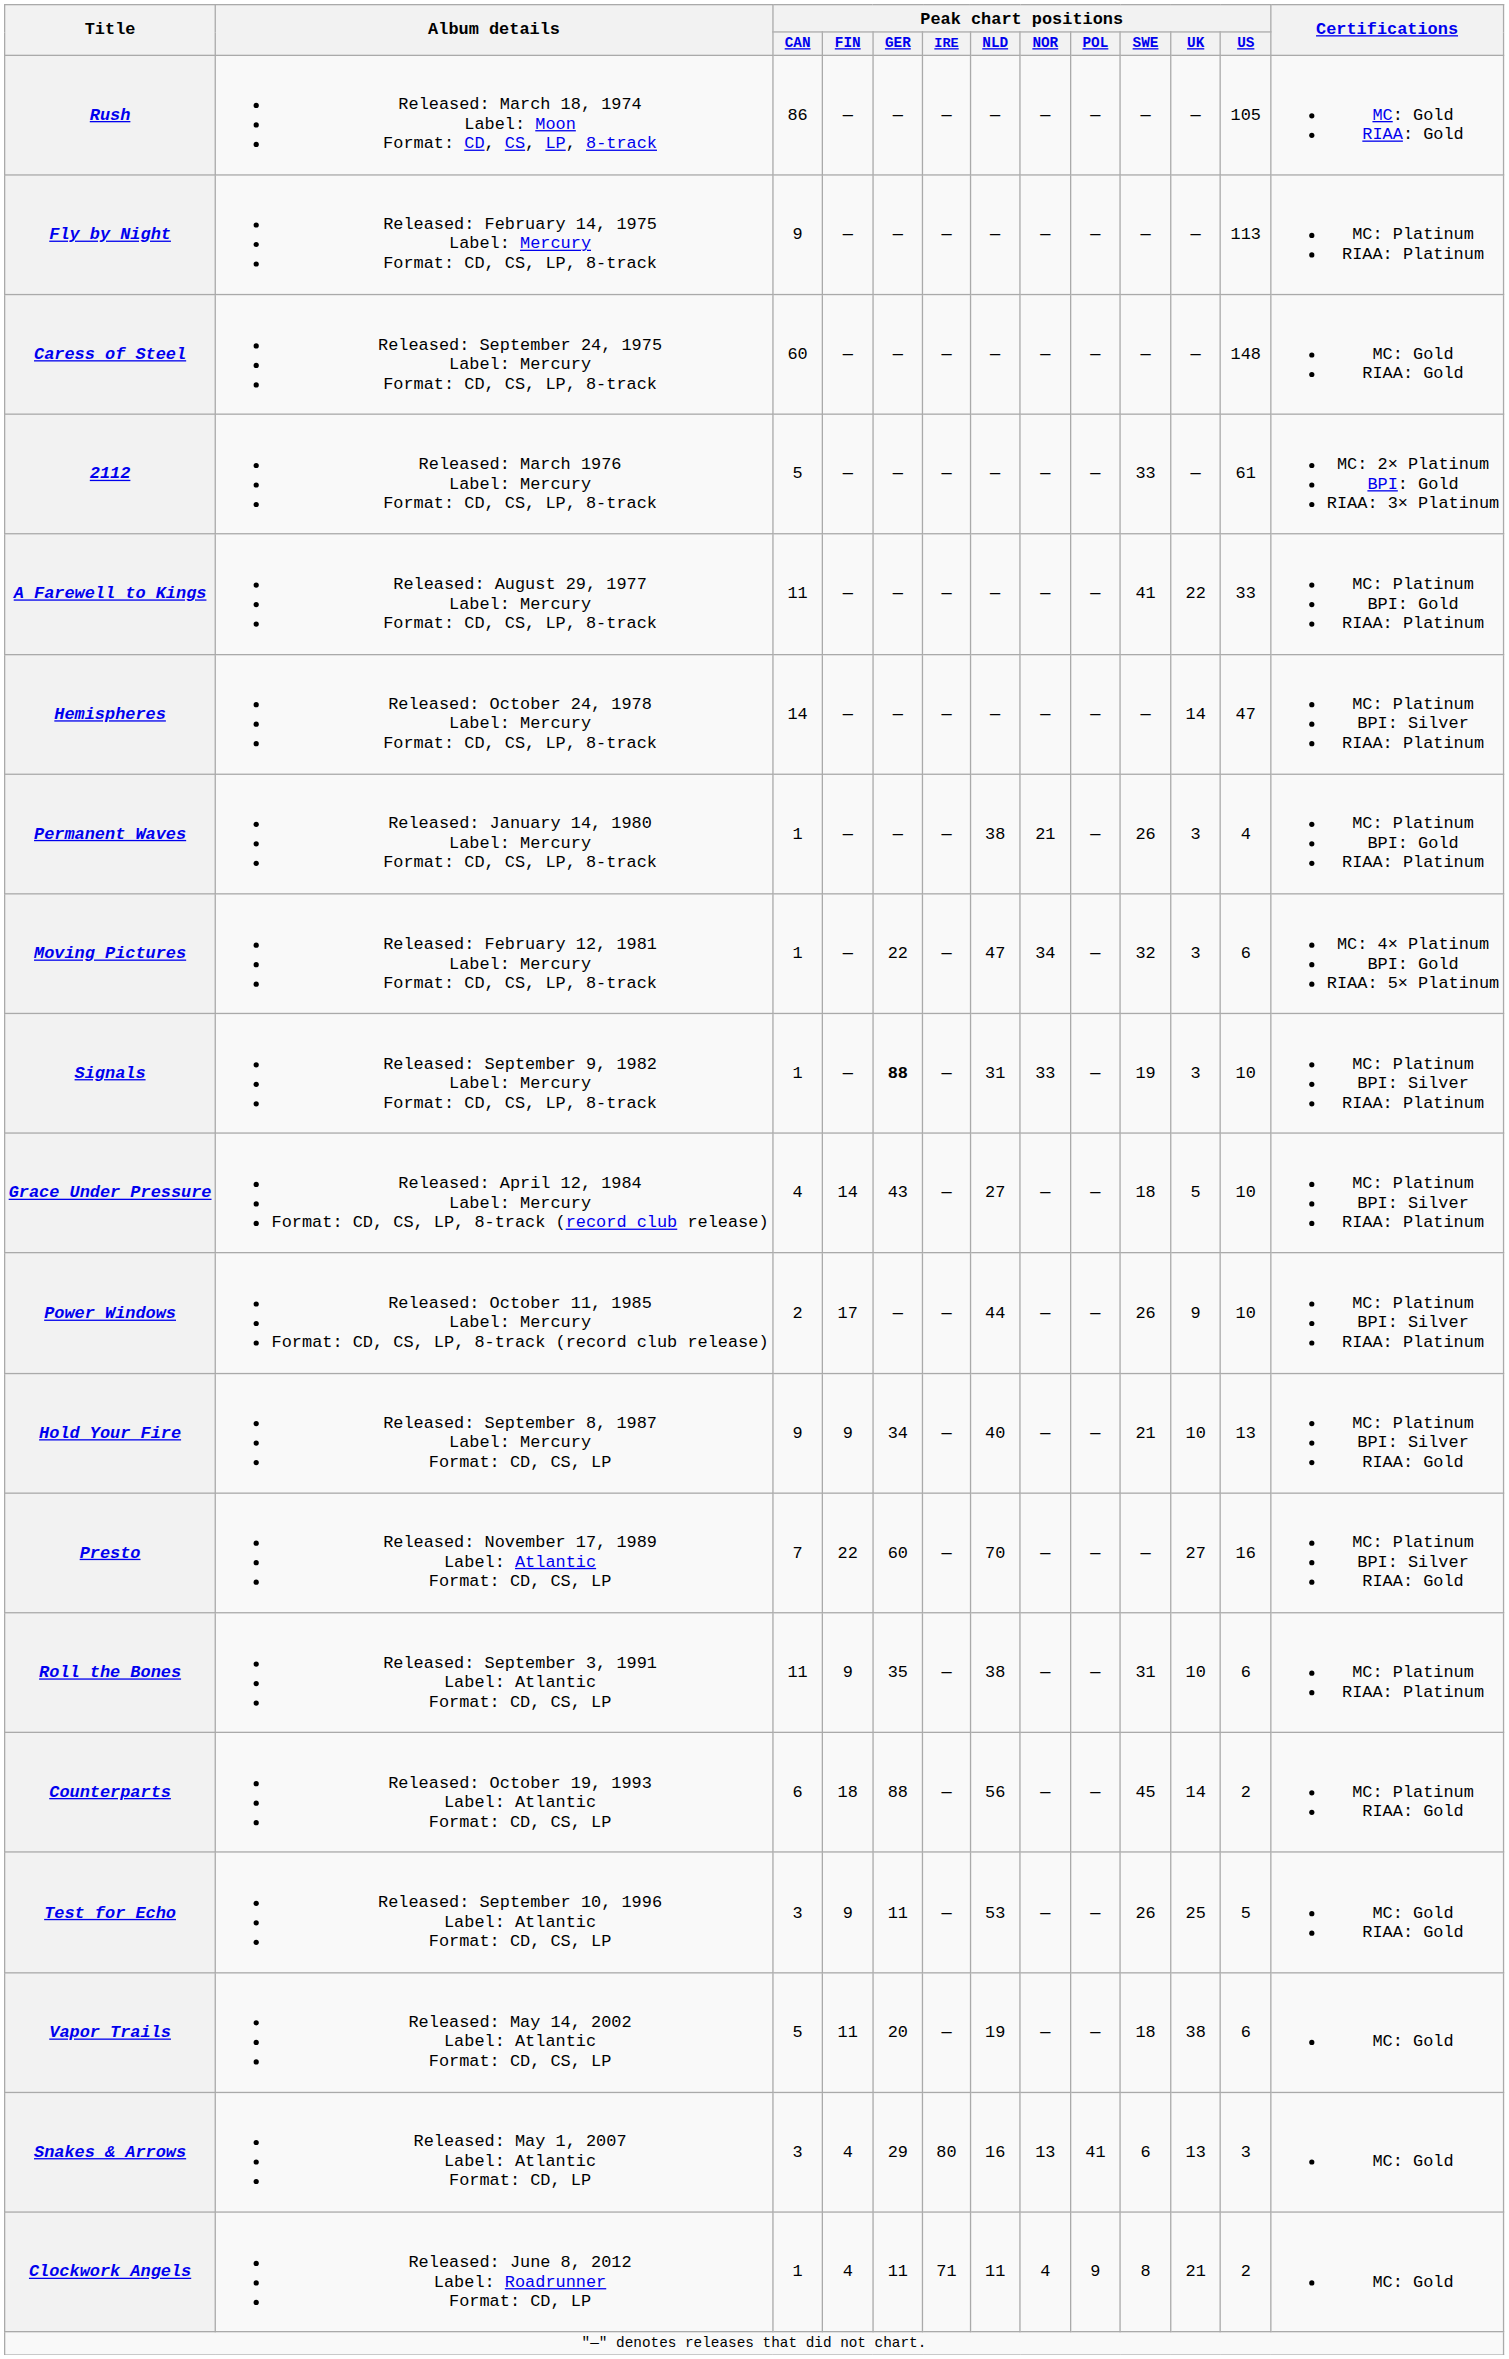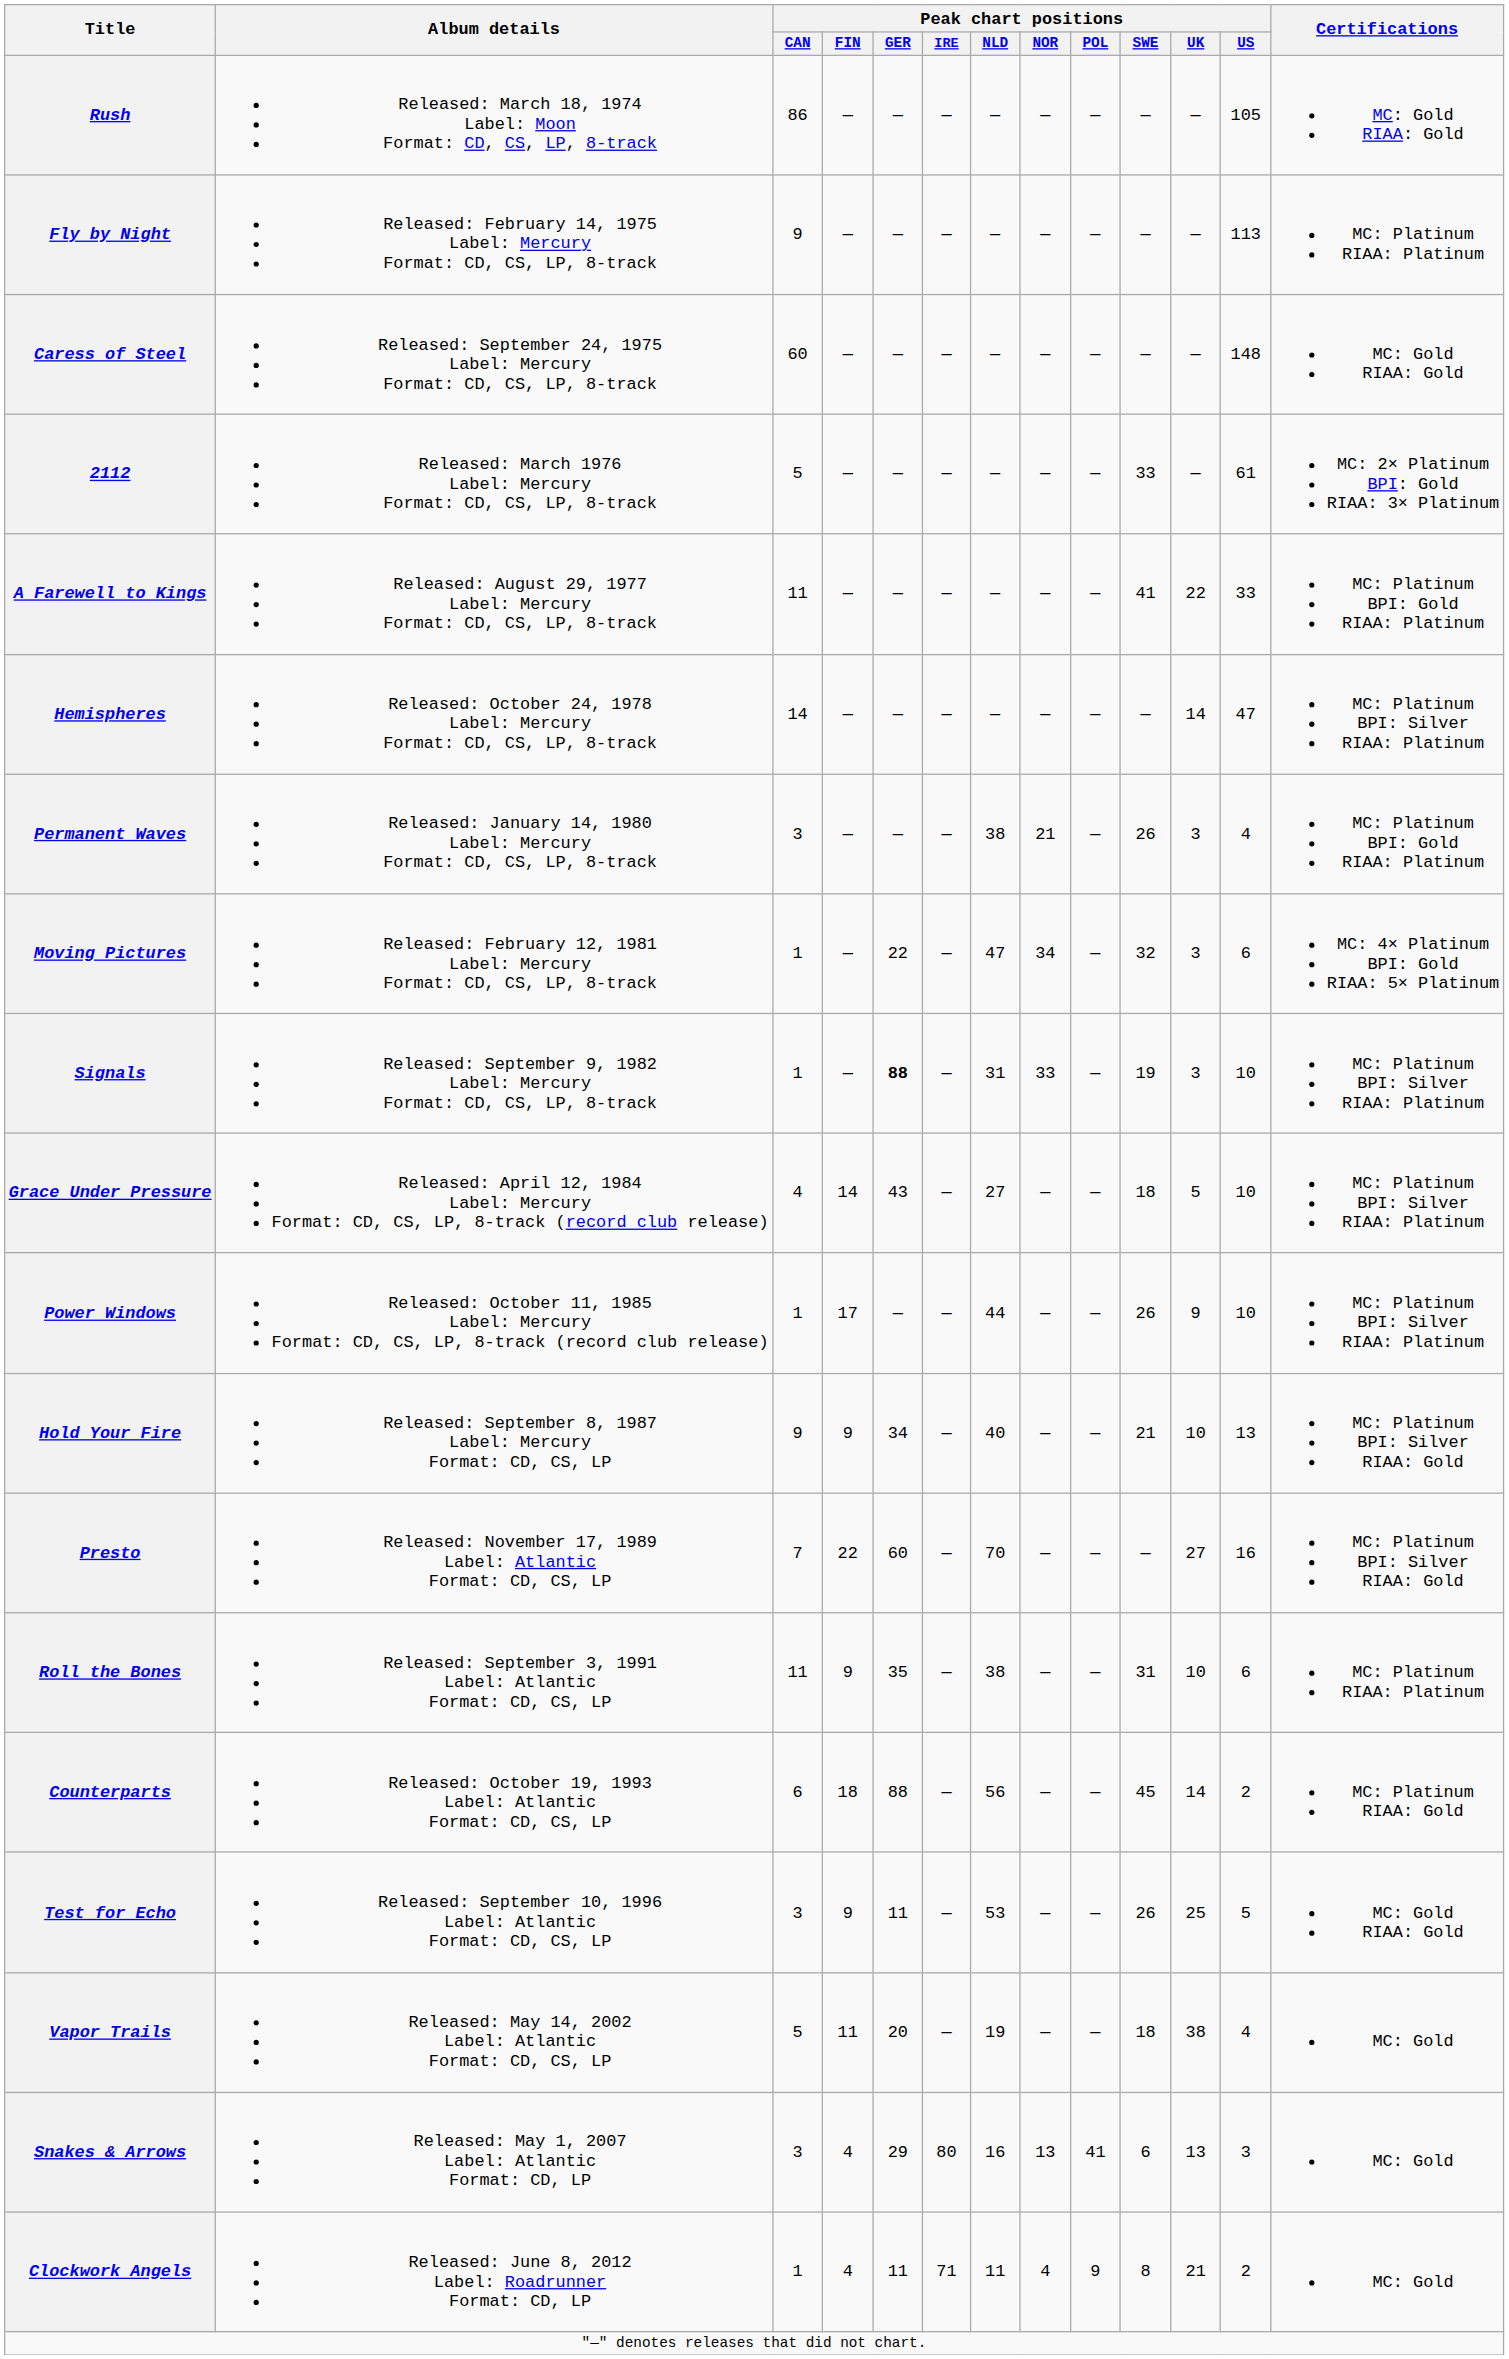(798, 834) 1 -> (798, 834) 3
(798, 1313) 2 -> (798, 1313) 1
(1246, 2032) 6 -> (1246, 2032) 4
